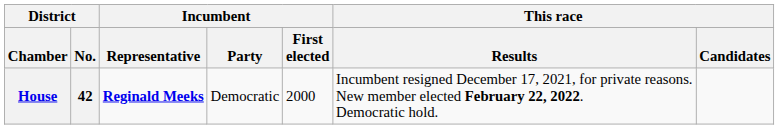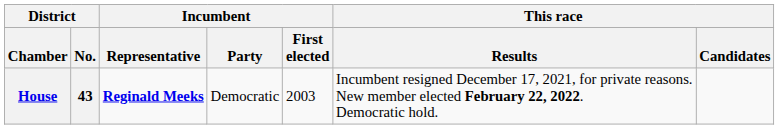(85, 95) 42 -> (85, 95) 43
(301, 95) 2000 -> (301, 95) 2003
